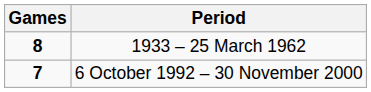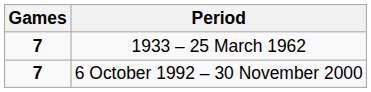(38, 45) 8 -> (38, 45) 7
